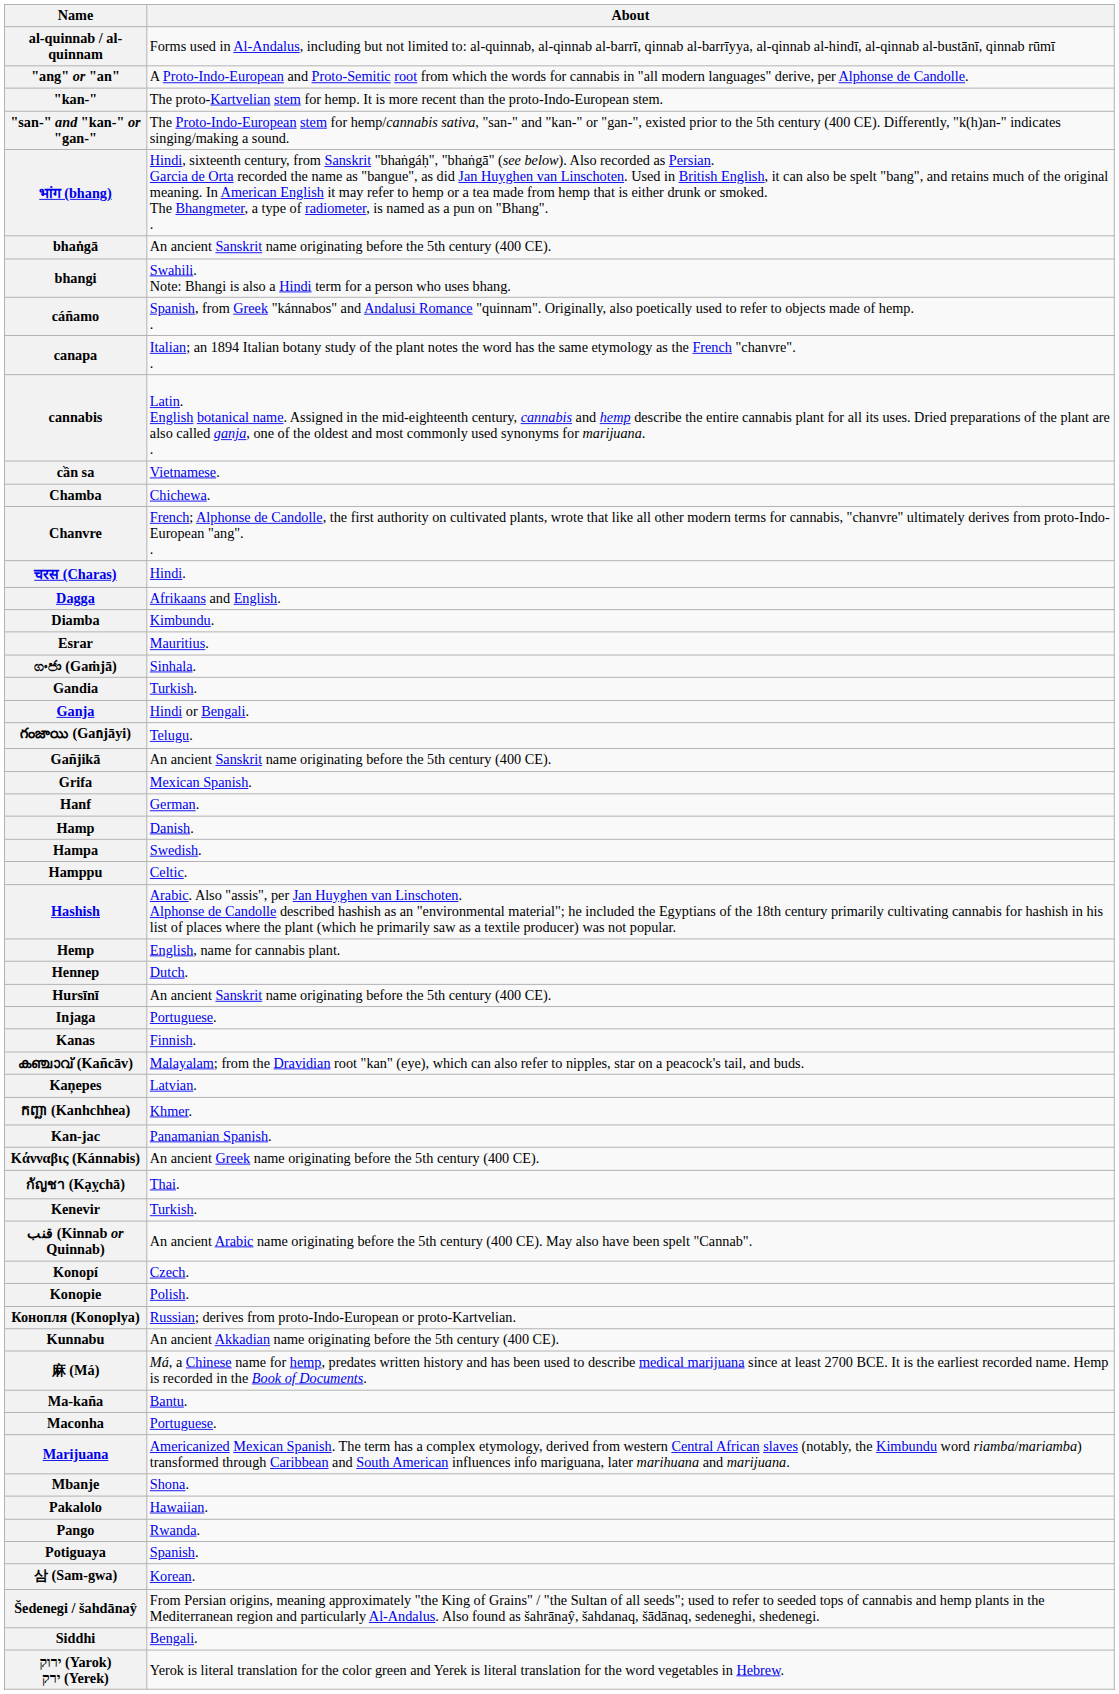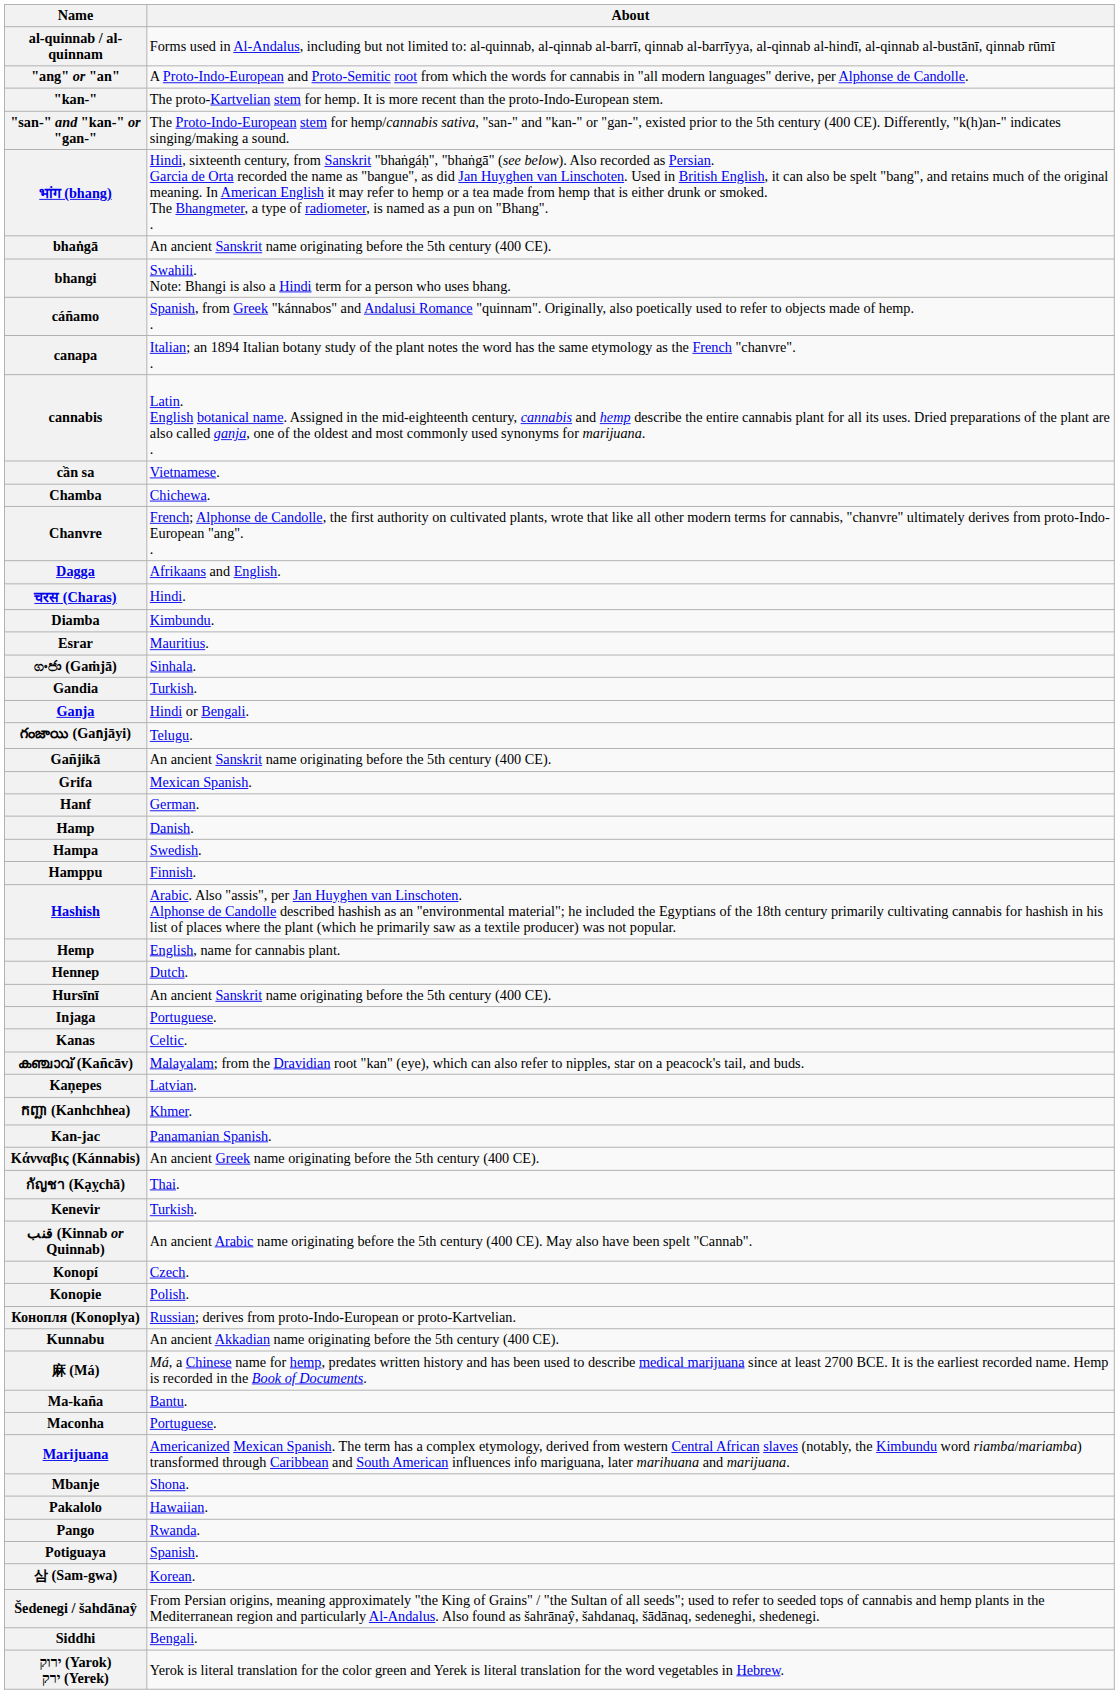rows swapped: (75, 574) <-> (75, 598)
(169, 872) Celtic. -> (173, 872) Finnish.
(173, 1040) Finnish. -> (169, 1040) Celtic.
